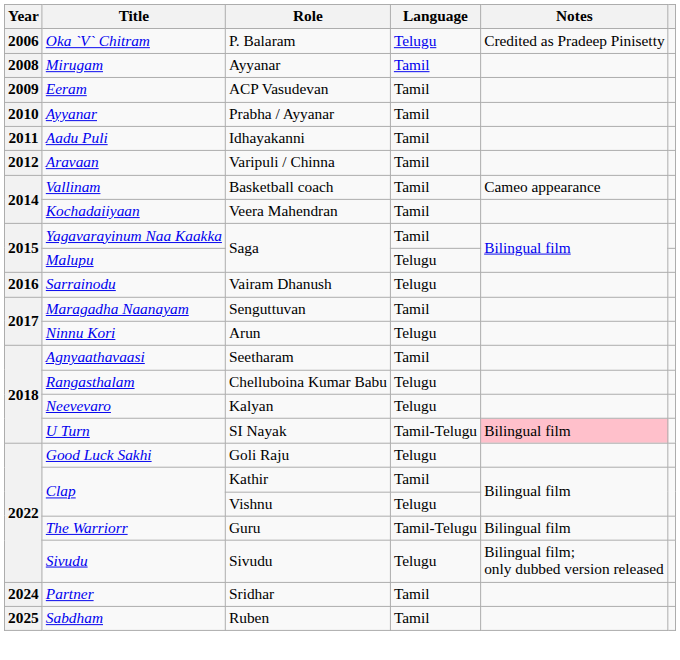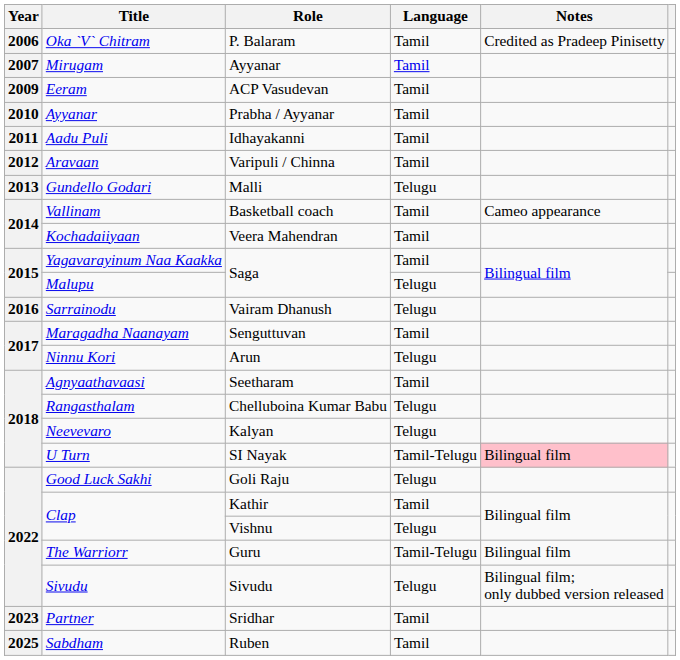(415, 41) Telugu -> (412, 41) Tamil
(23, 65) 2008 -> (23, 65) 2007
+ row: (99, 187)
(23, 594) 2024 -> (23, 618) 2023
